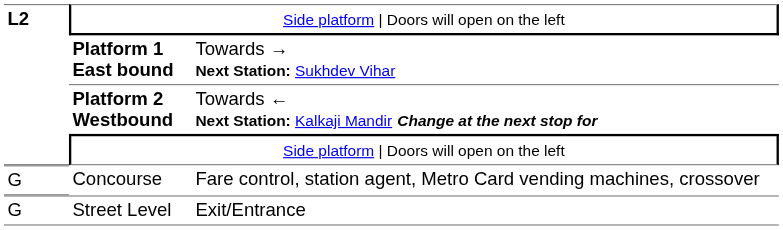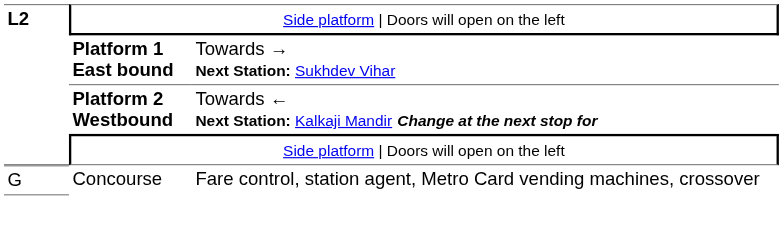- row: (122, 210)
